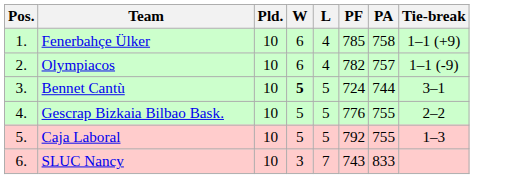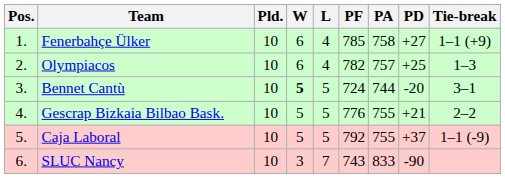+ column: (414, 16)
(434, 64) 1–1 (-9) -> (465, 64) 1–3
(434, 137) 1–3 -> (465, 137) 1–1 (-9)
